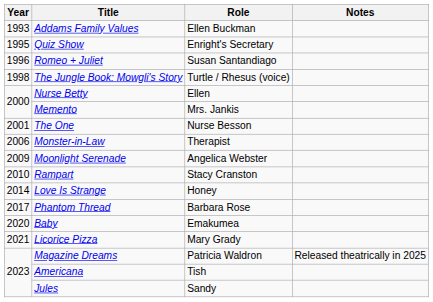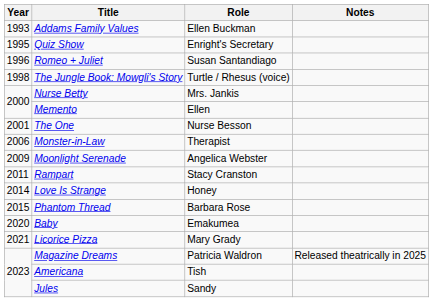(199, 93) Ellen -> (213, 93) Mrs. Jankis
(213, 110) Mrs. Jankis -> (199, 110) Ellen
(18, 175) 2010 -> (18, 175) 2011
(18, 207) 2017 -> (18, 207) 2015
